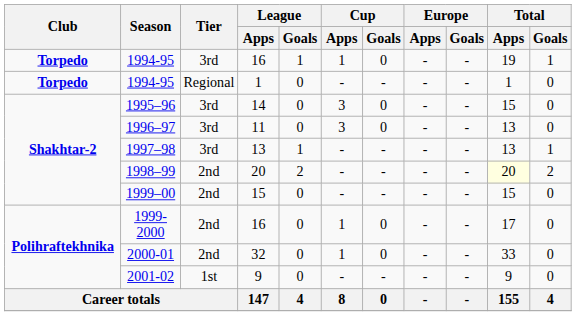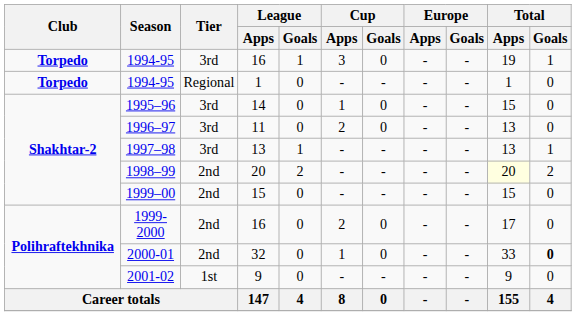(342, 60) 1 -> (342, 60) 3
(342, 104) 3 -> (342, 104) 1
(342, 127) 3 -> (342, 127) 2
(342, 224) 1 -> (342, 224) 2
(550, 254) normal -> (550, 254) bold
